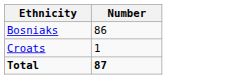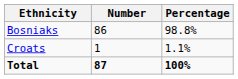+ column: (197, 13)
